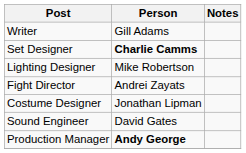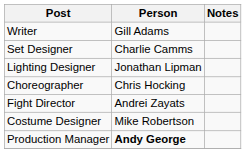(156, 49) bold -> (154, 49) normal
(154, 67) Mike Robertson -> (158, 67) Jonathan Lipman
+ row: (45, 85)
(158, 103) Jonathan Lipman -> (154, 121) Mike Robertson
- row: (48, 121)
